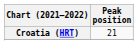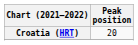(112, 33) 21 -> (112, 33) 20
